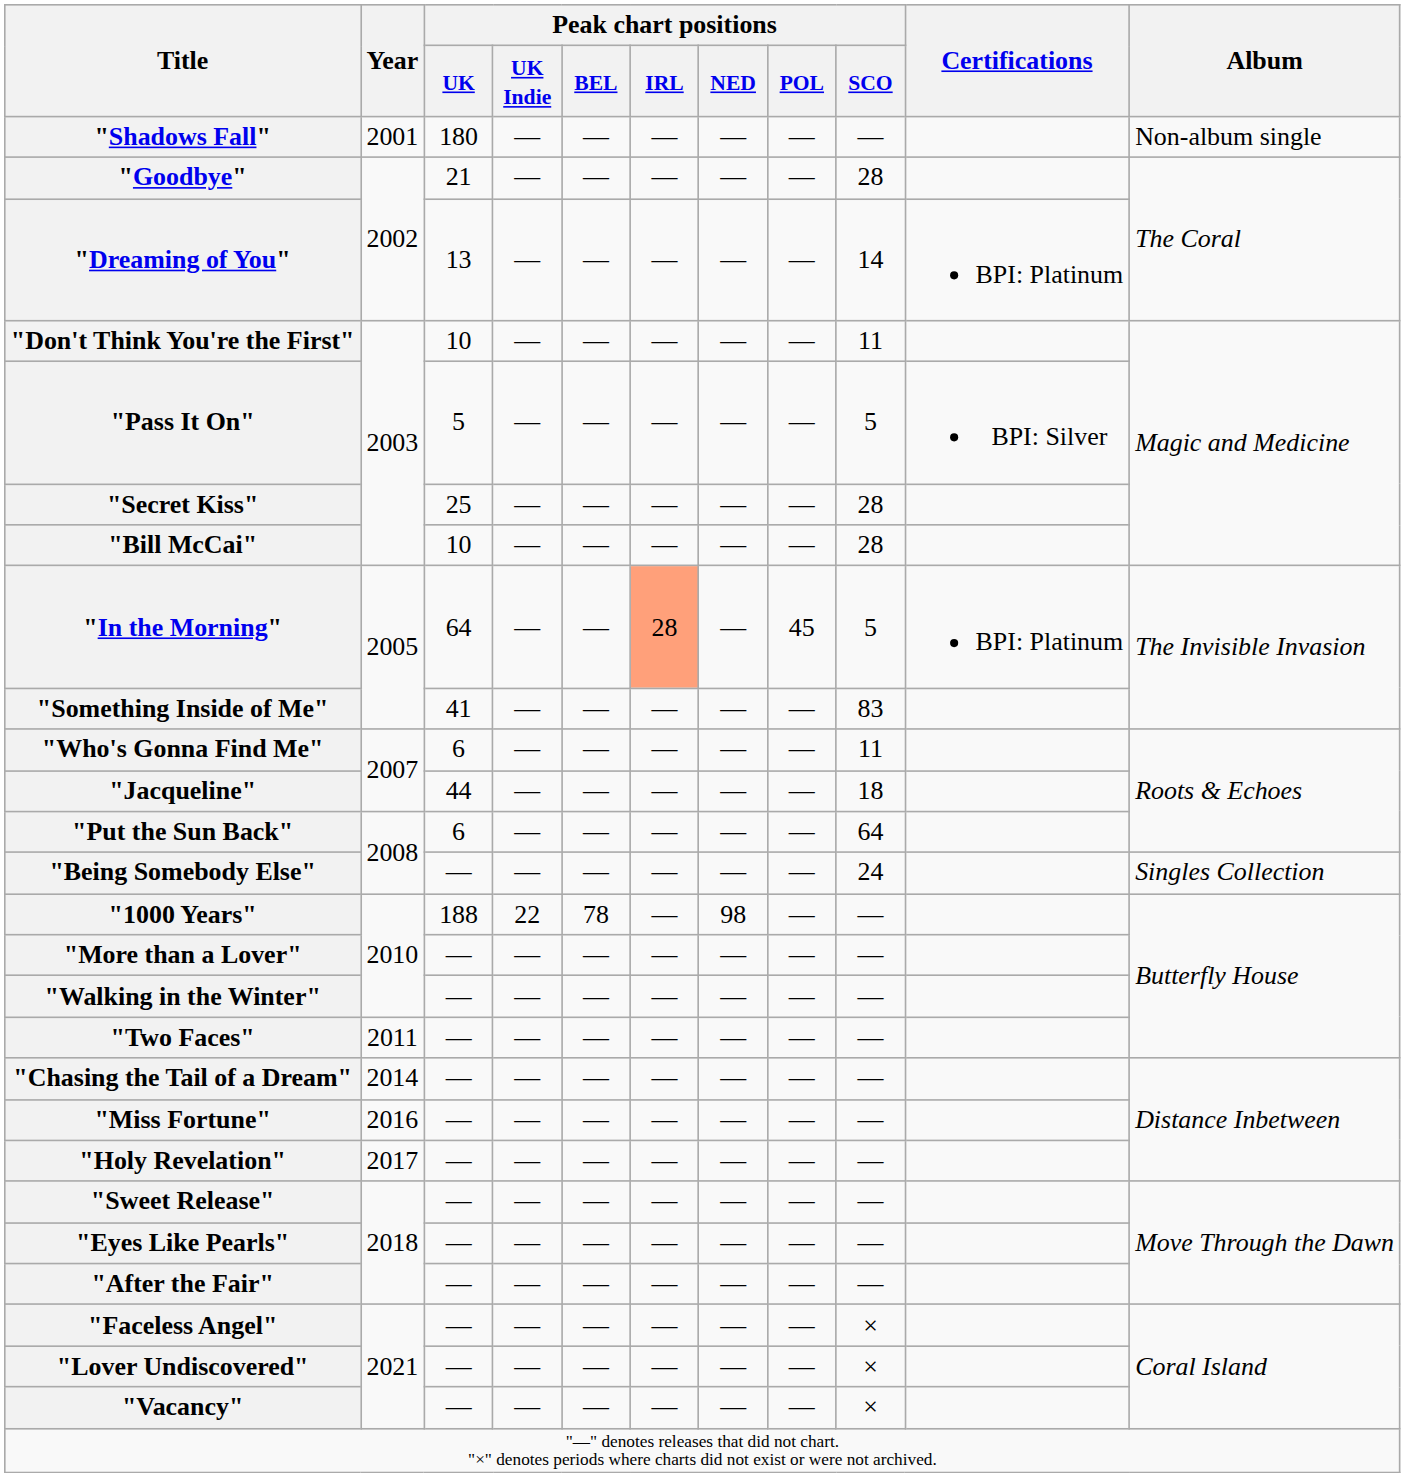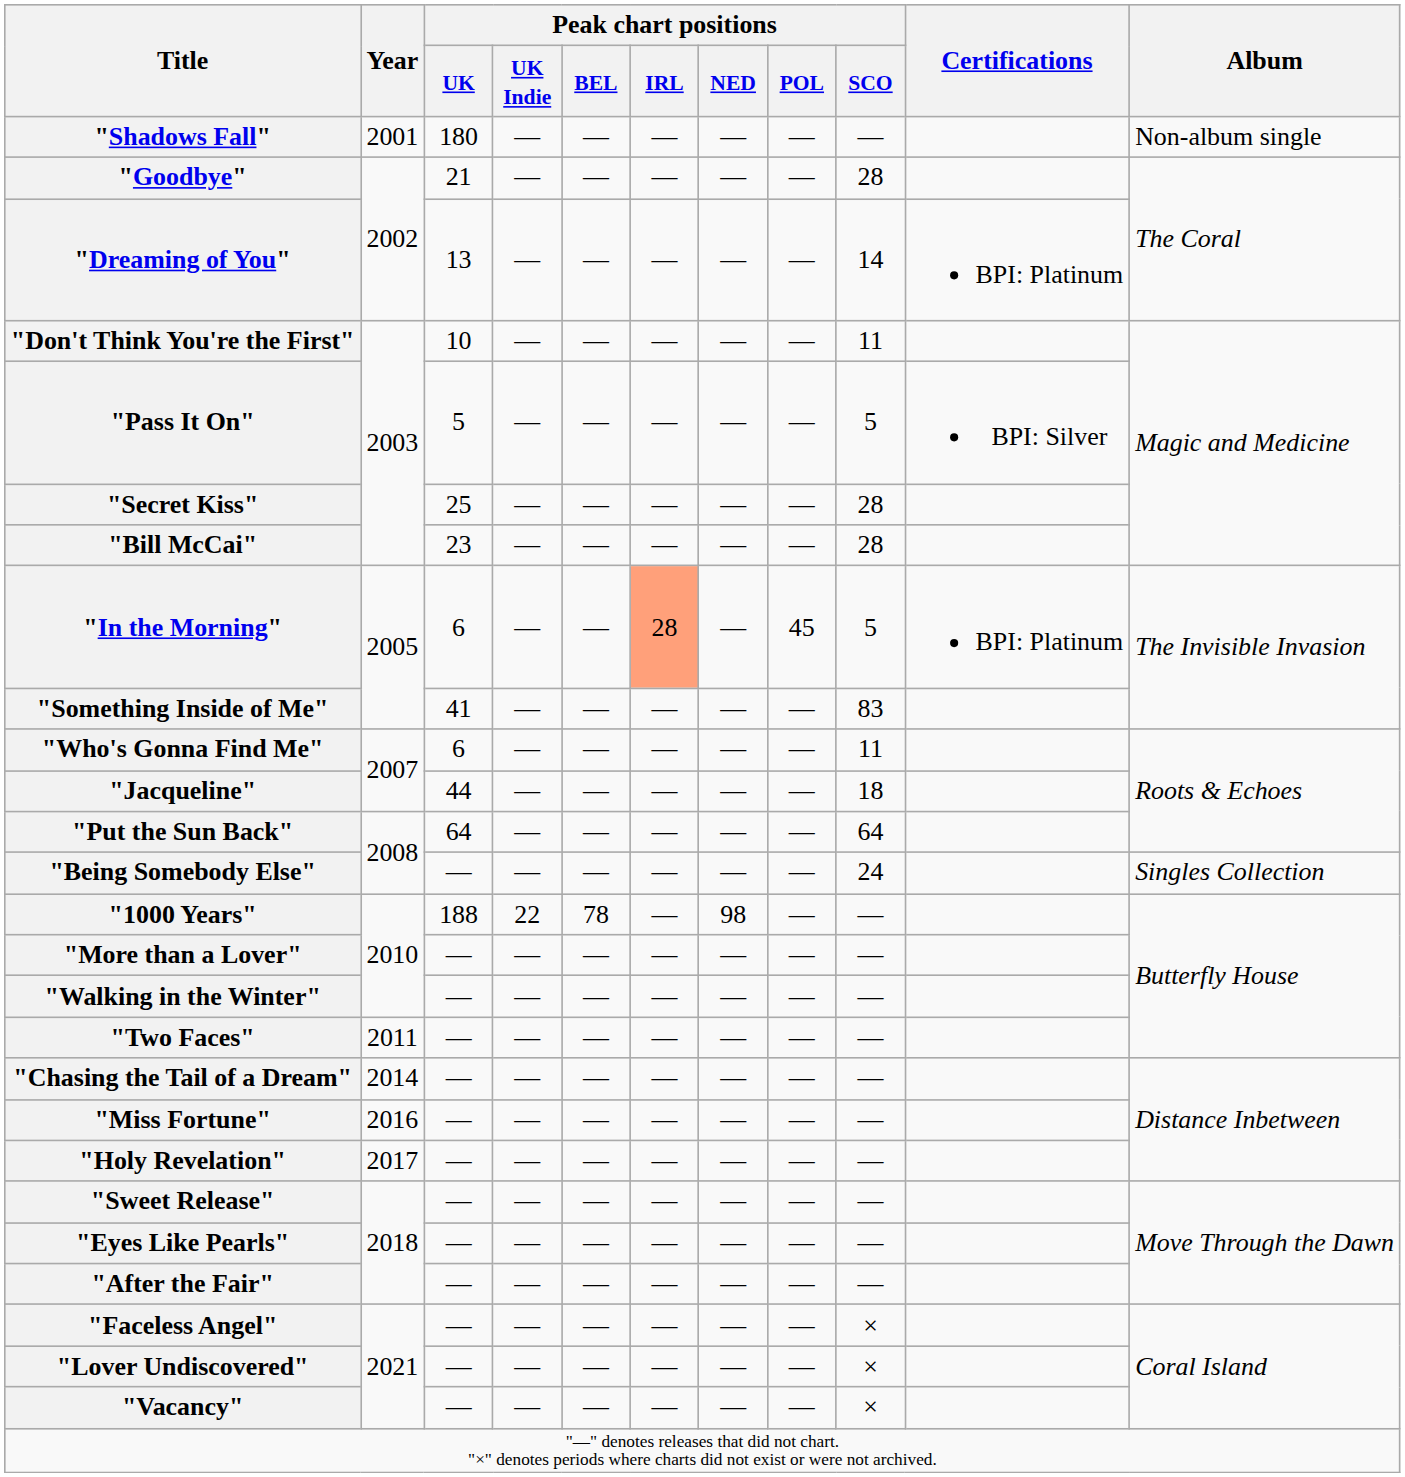(459, 545) 10 -> (459, 545) 23
(459, 626) 64 -> (459, 626) 6
(459, 831) 6 -> (459, 831) 64
